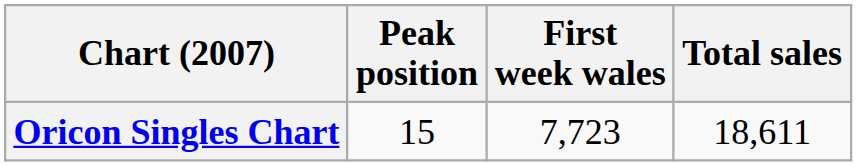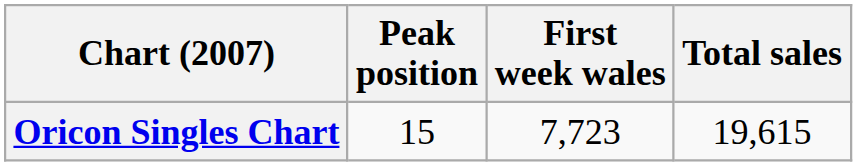(762, 130) 18,611 -> (762, 130) 19,615
